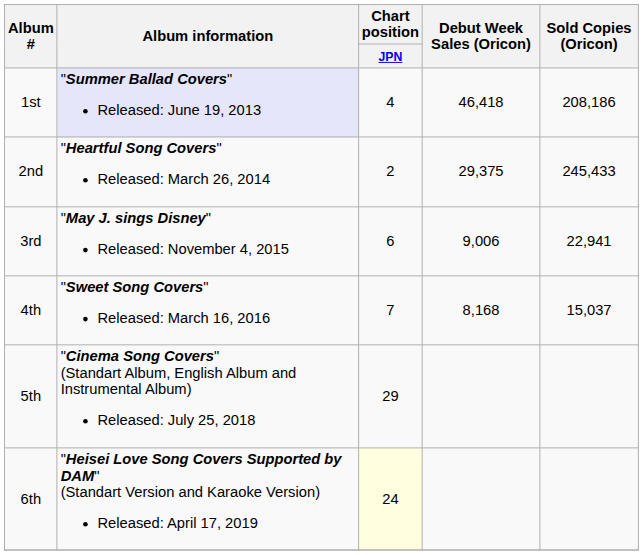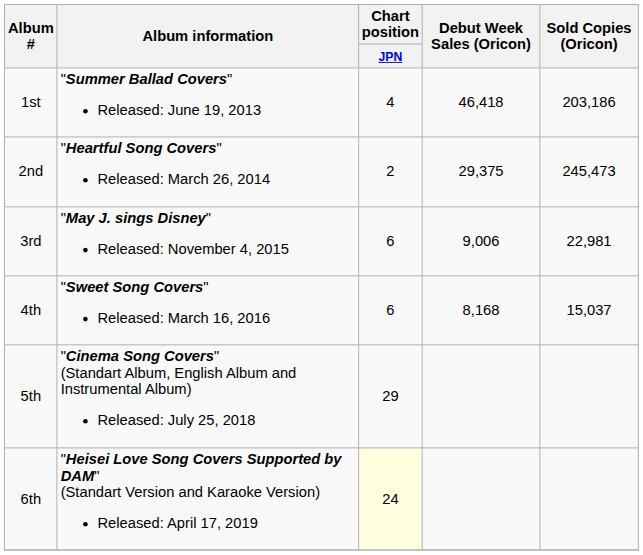(208, 95) lavender background -> (208, 95) no background
(589, 102) 208,186 -> (589, 102) 203,186
(589, 171) 245,433 -> (589, 171) 245,473
(589, 241) 22,941 -> (589, 241) 22,981
(390, 310) 7 -> (390, 310) 6
